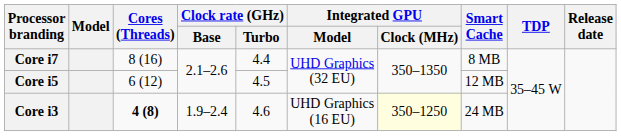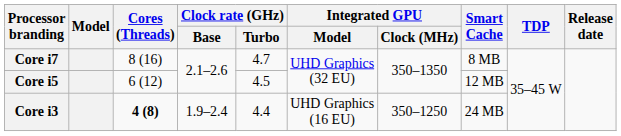(261, 59) 4.4 -> (261, 59) 4.7
(261, 111) 4.6 -> (261, 111) 4.4
(419, 111) lightyellow background -> (419, 111) no background
